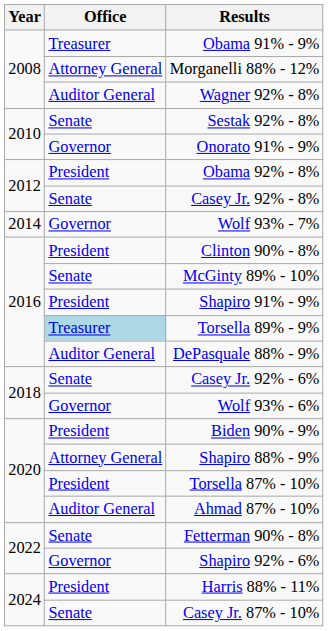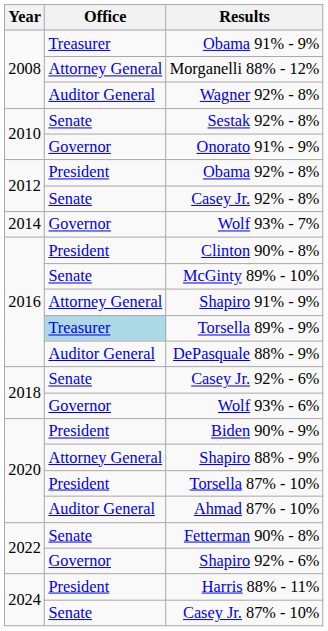(79, 302) President -> (105, 302) Attorney General
